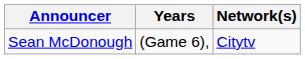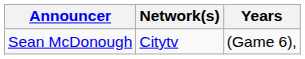columns swapped: (174, 16) <-> (257, 16)
